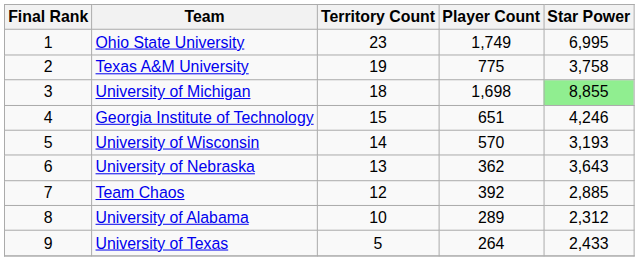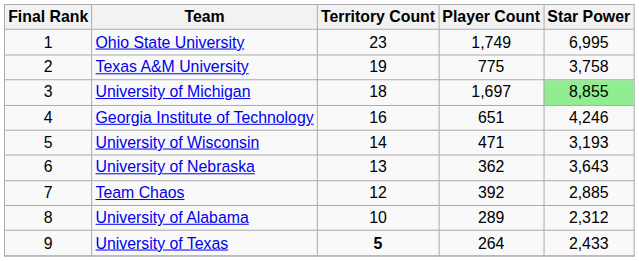(491, 92) 1,698 -> (491, 92) 1,697
(378, 117) 15 -> (378, 117) 16
(491, 142) 570 -> (491, 142) 471
(378, 243) normal -> (378, 243) bold
